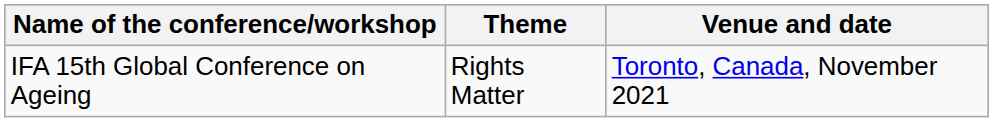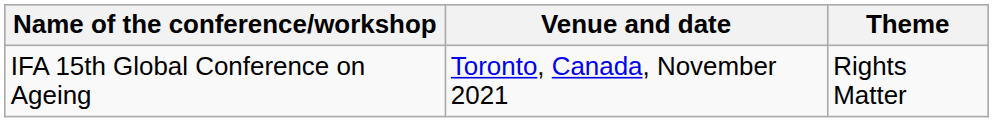columns swapped: (797, 25) <-> (525, 25)
